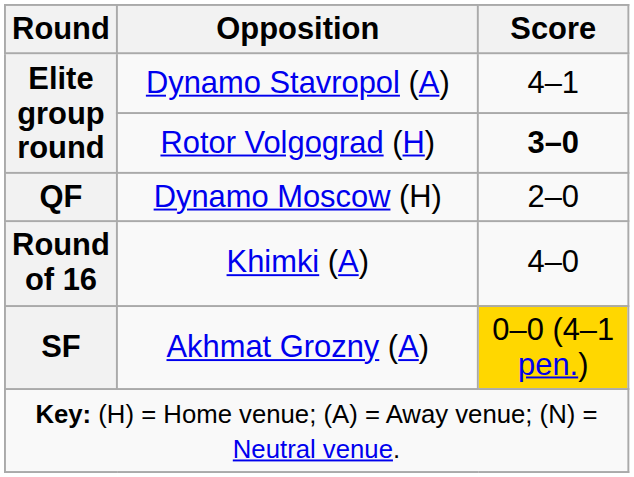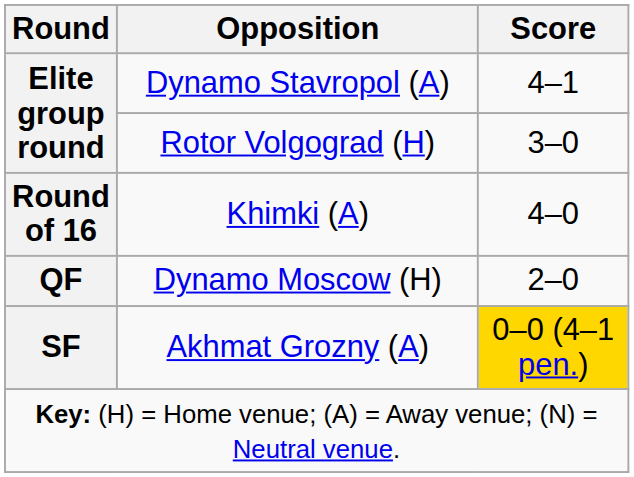(553, 142) bold -> (553, 142) normal
rows swapped: (298, 262) <-> (298, 196)
